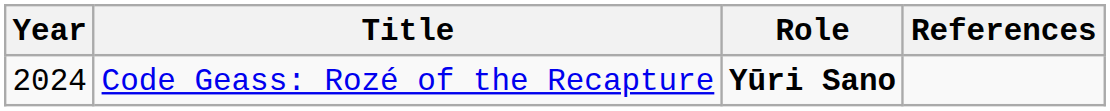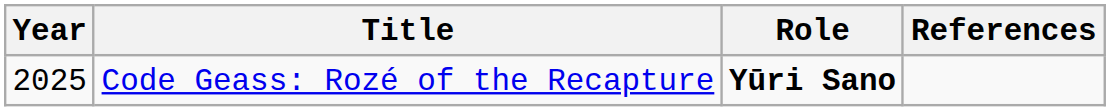(50, 81) 2024 -> (50, 81) 2025
